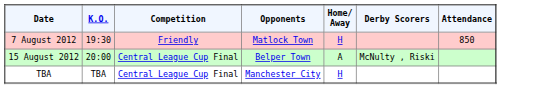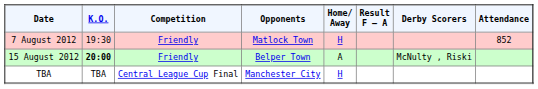+ column: (375, 19)
(467, 41) 850 -> (504, 41) 852
(98, 58) normal -> (98, 58) bold
(178, 58) Central League Cup Final -> (178, 58) Friendly
